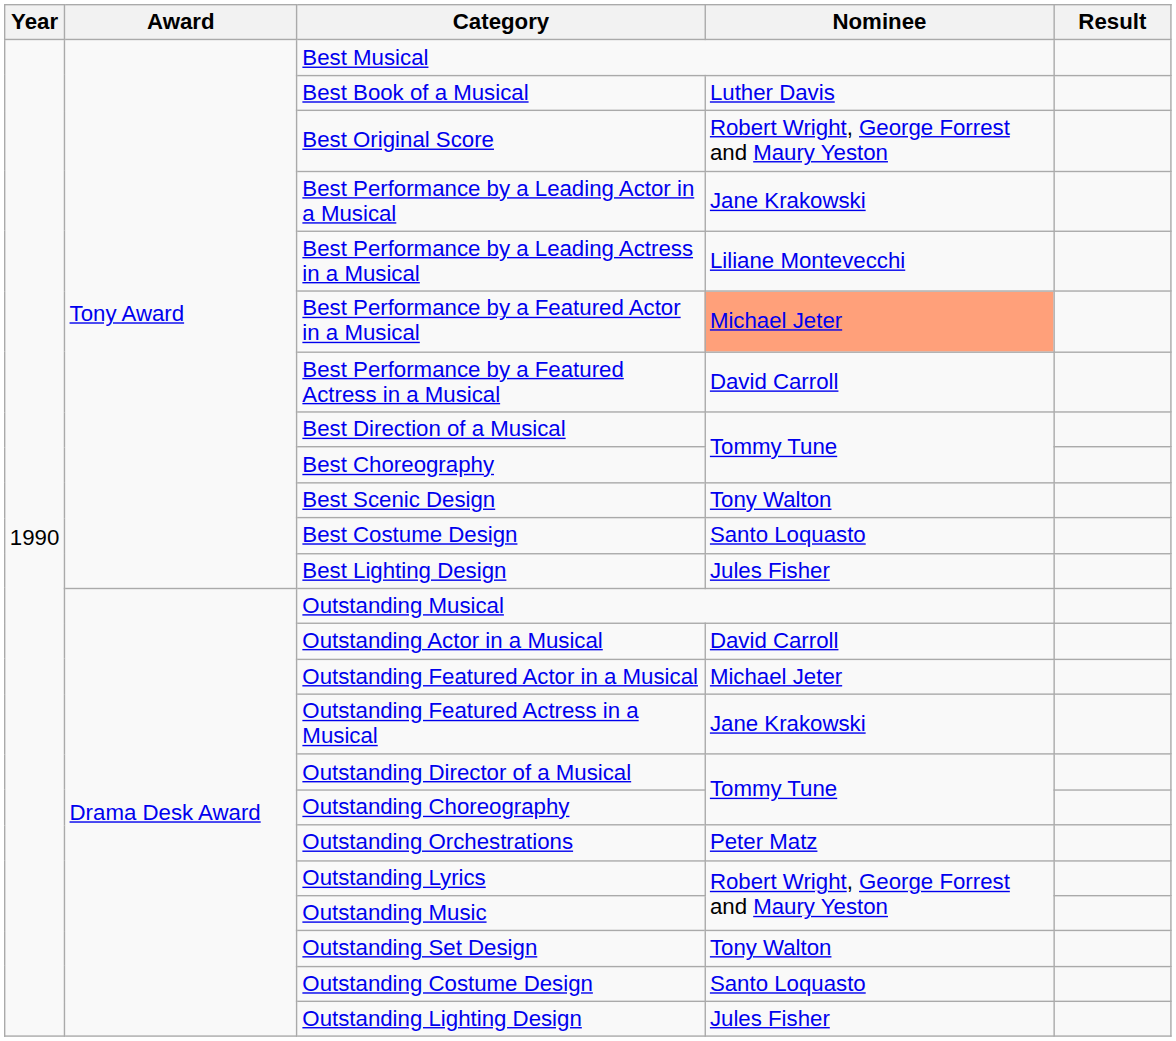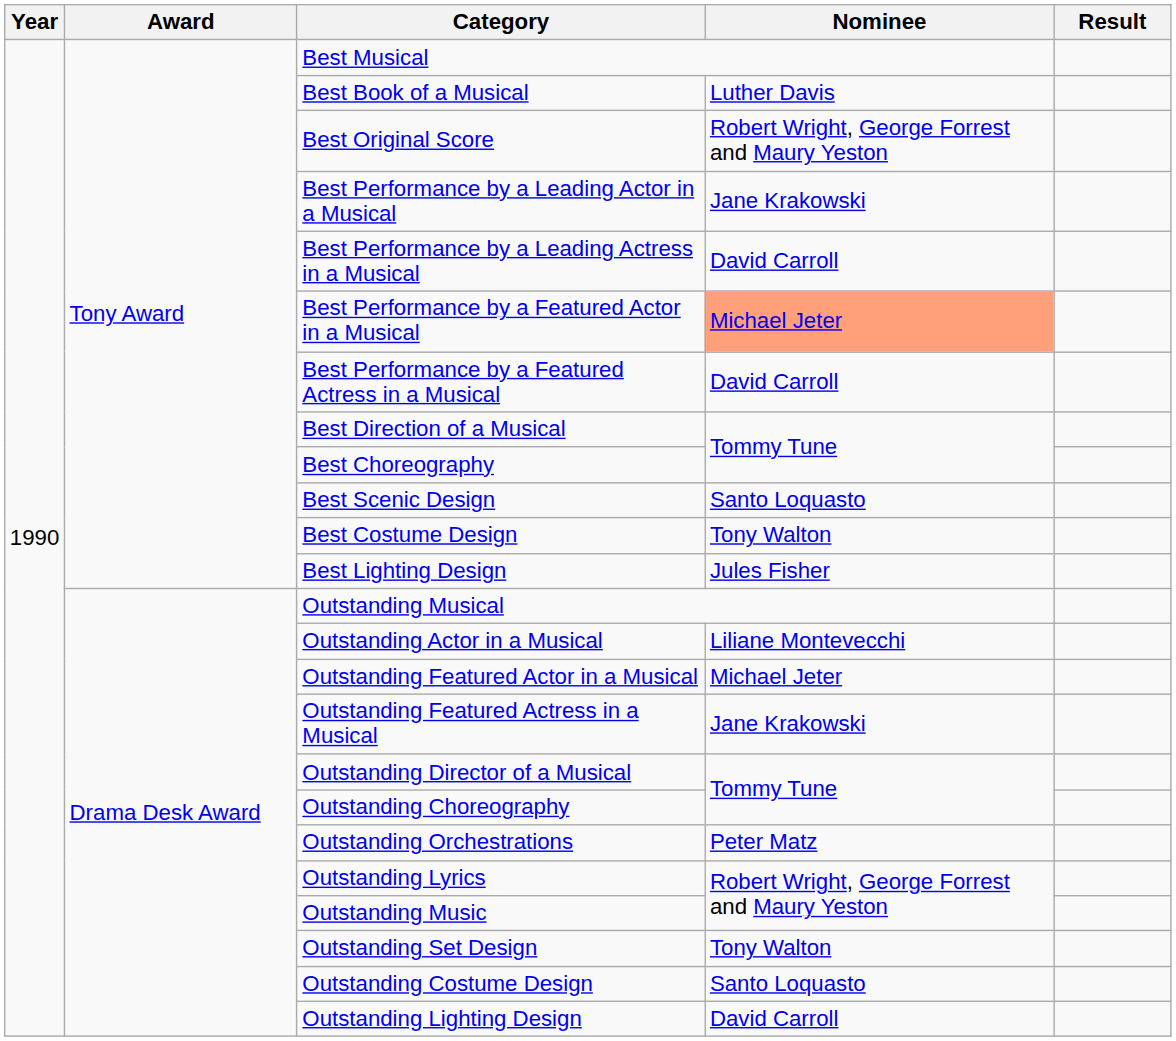(808, 261) Liliane Montevecchi -> (774, 261) David Carroll
(771, 499) Tony Walton -> (788, 499) Santo Loquasto
(788, 535) Santo Loquasto -> (771, 535) Tony Walton
(774, 641) David Carroll -> (808, 641) Liliane Montevecchi
(770, 1018) Jules Fisher -> (774, 1018) David Carroll
